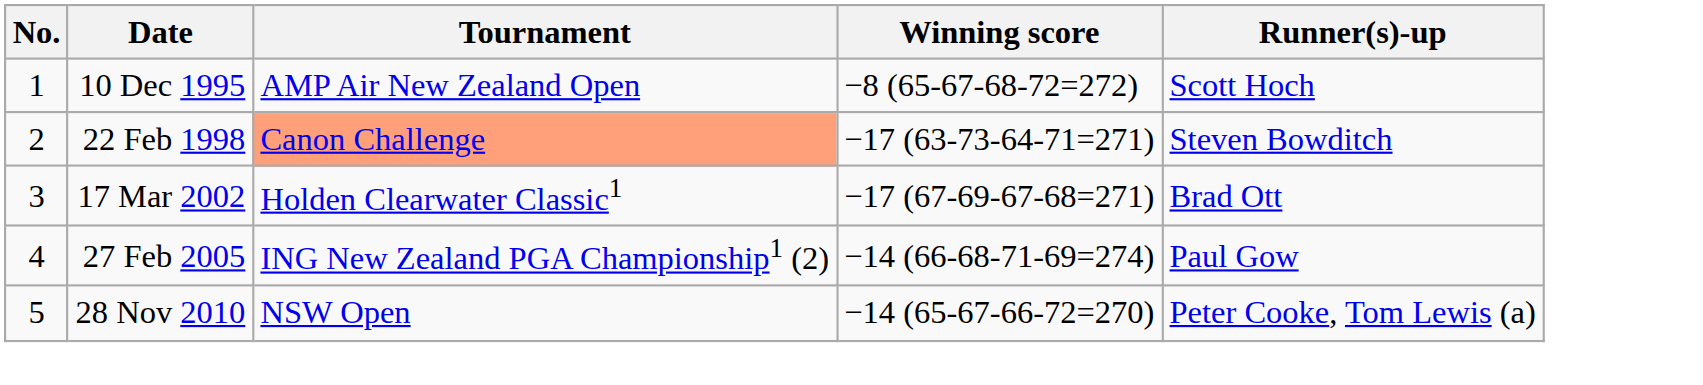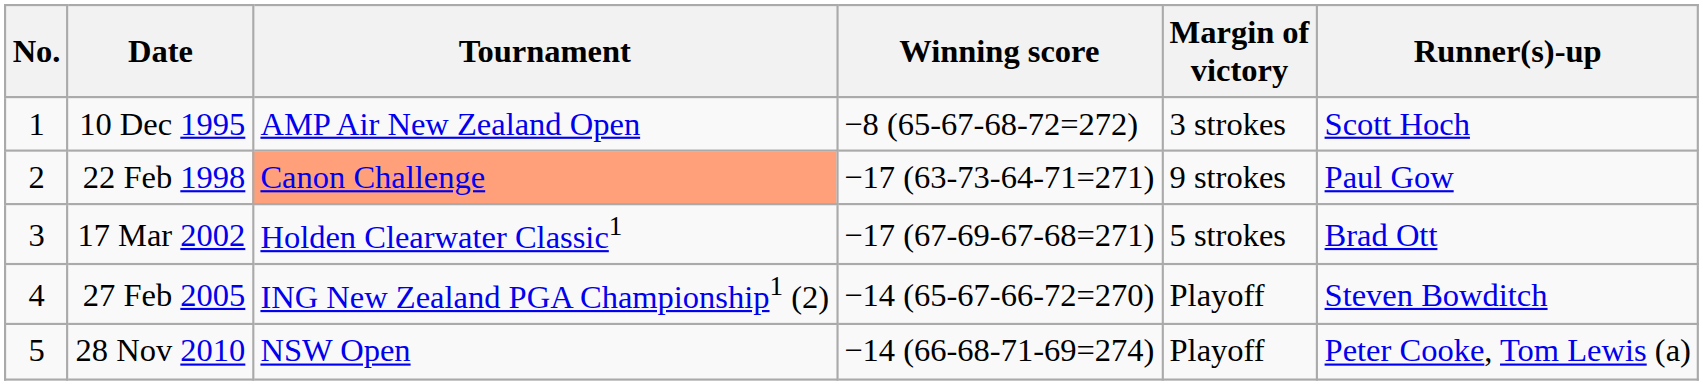+ column: (1239, 50)
(1281, 138) Steven Bowditch -> (1389, 177) Paul Gow
(999, 255) −14 (66-68-71-69=274) -> (999, 294) −14 (65-67-66-72=270)
(1234, 255) Paul Gow -> (1436, 294) Steven Bowditch
(999, 312) −14 (65-67-66-72=270) -> (999, 351) −14 (66-68-71-69=274)
